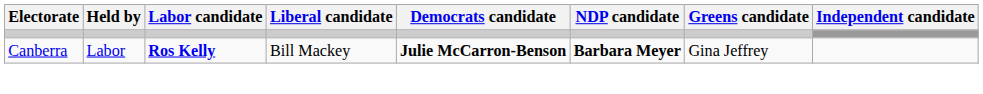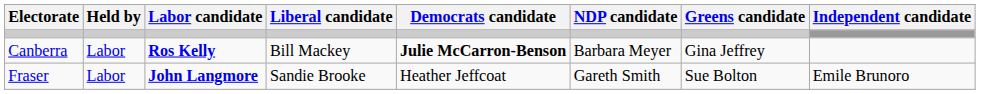(627, 50) bold -> (622, 50) normal
+ row: (28, 76)
